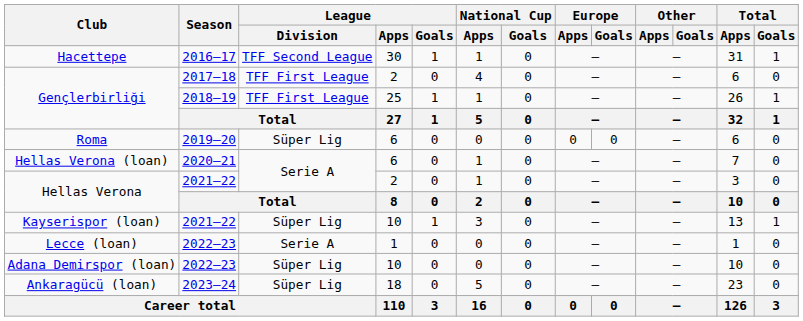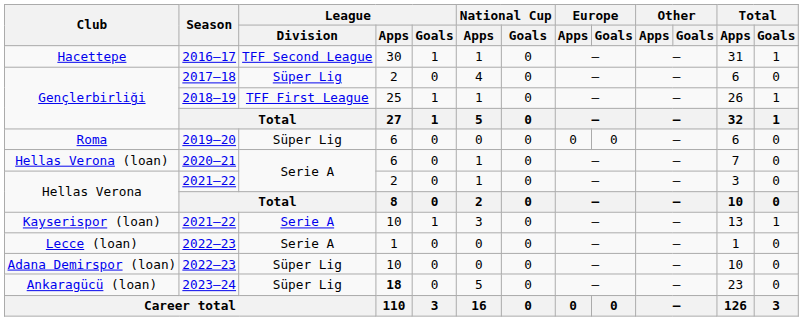(307, 77) TFF First League -> (307, 77) Süper Lig
(307, 223) Süper Lig -> (307, 223) Serie A
(394, 285) normal -> (394, 285) bold
